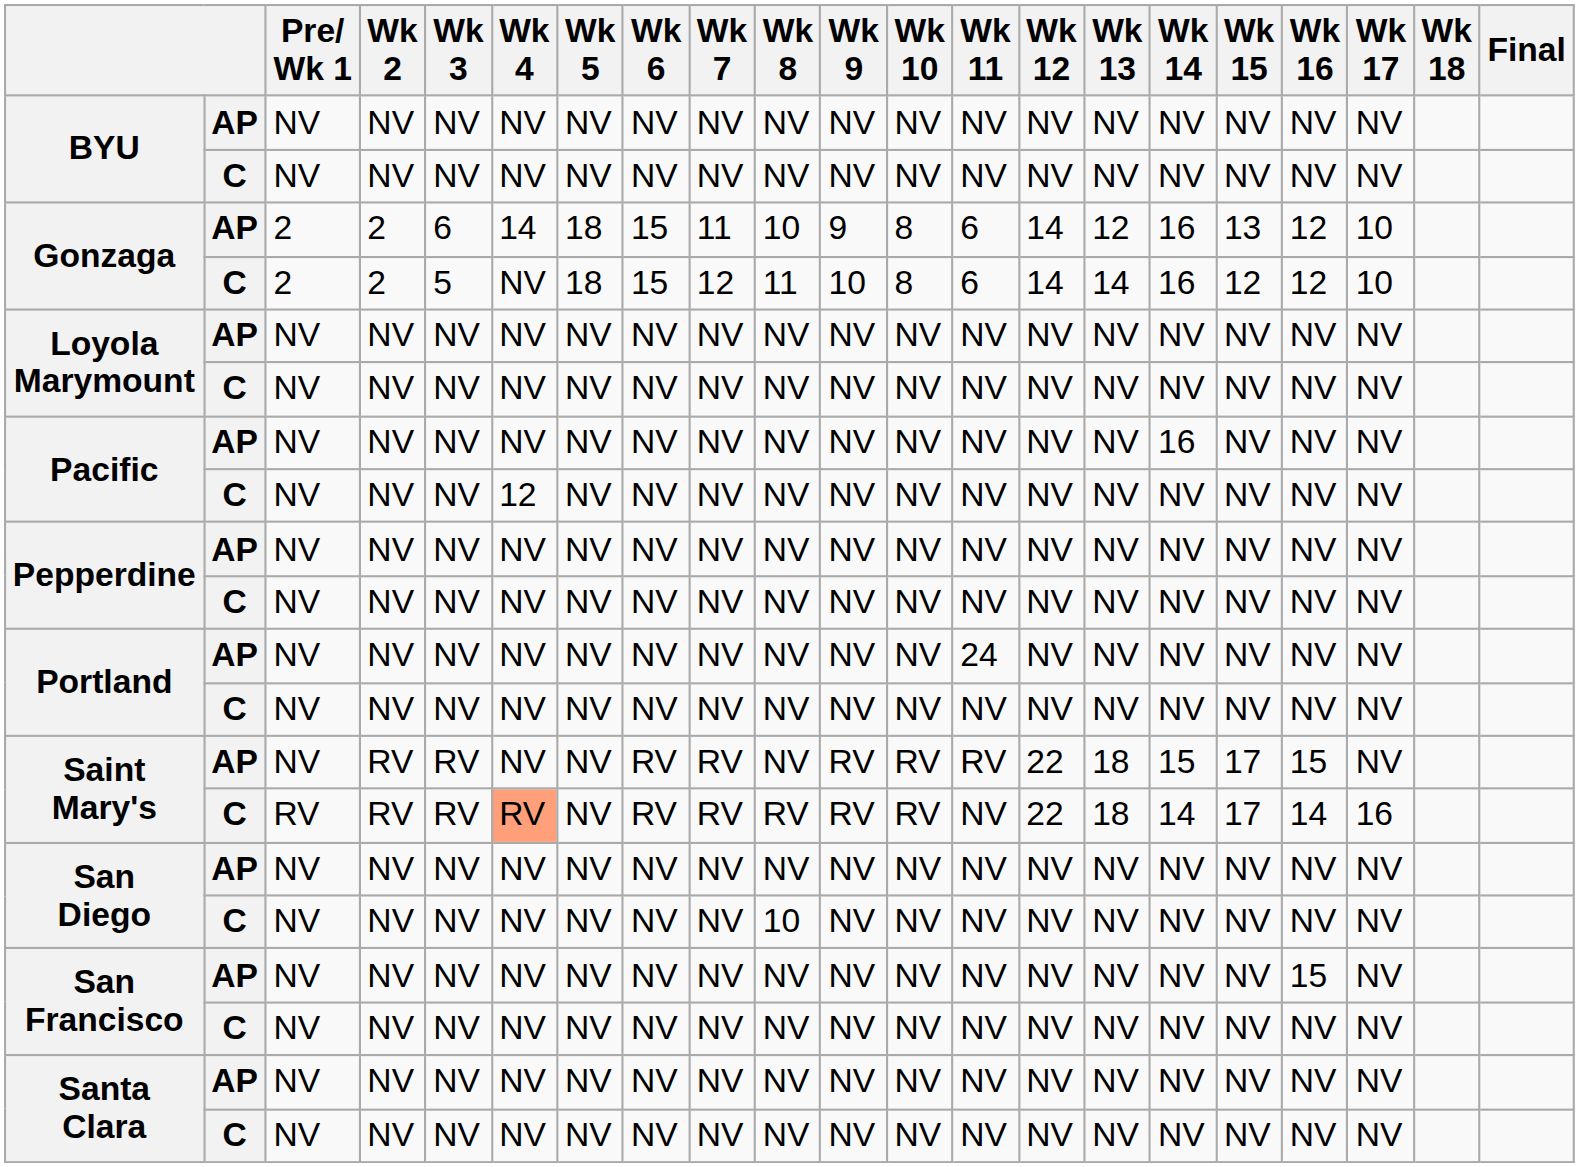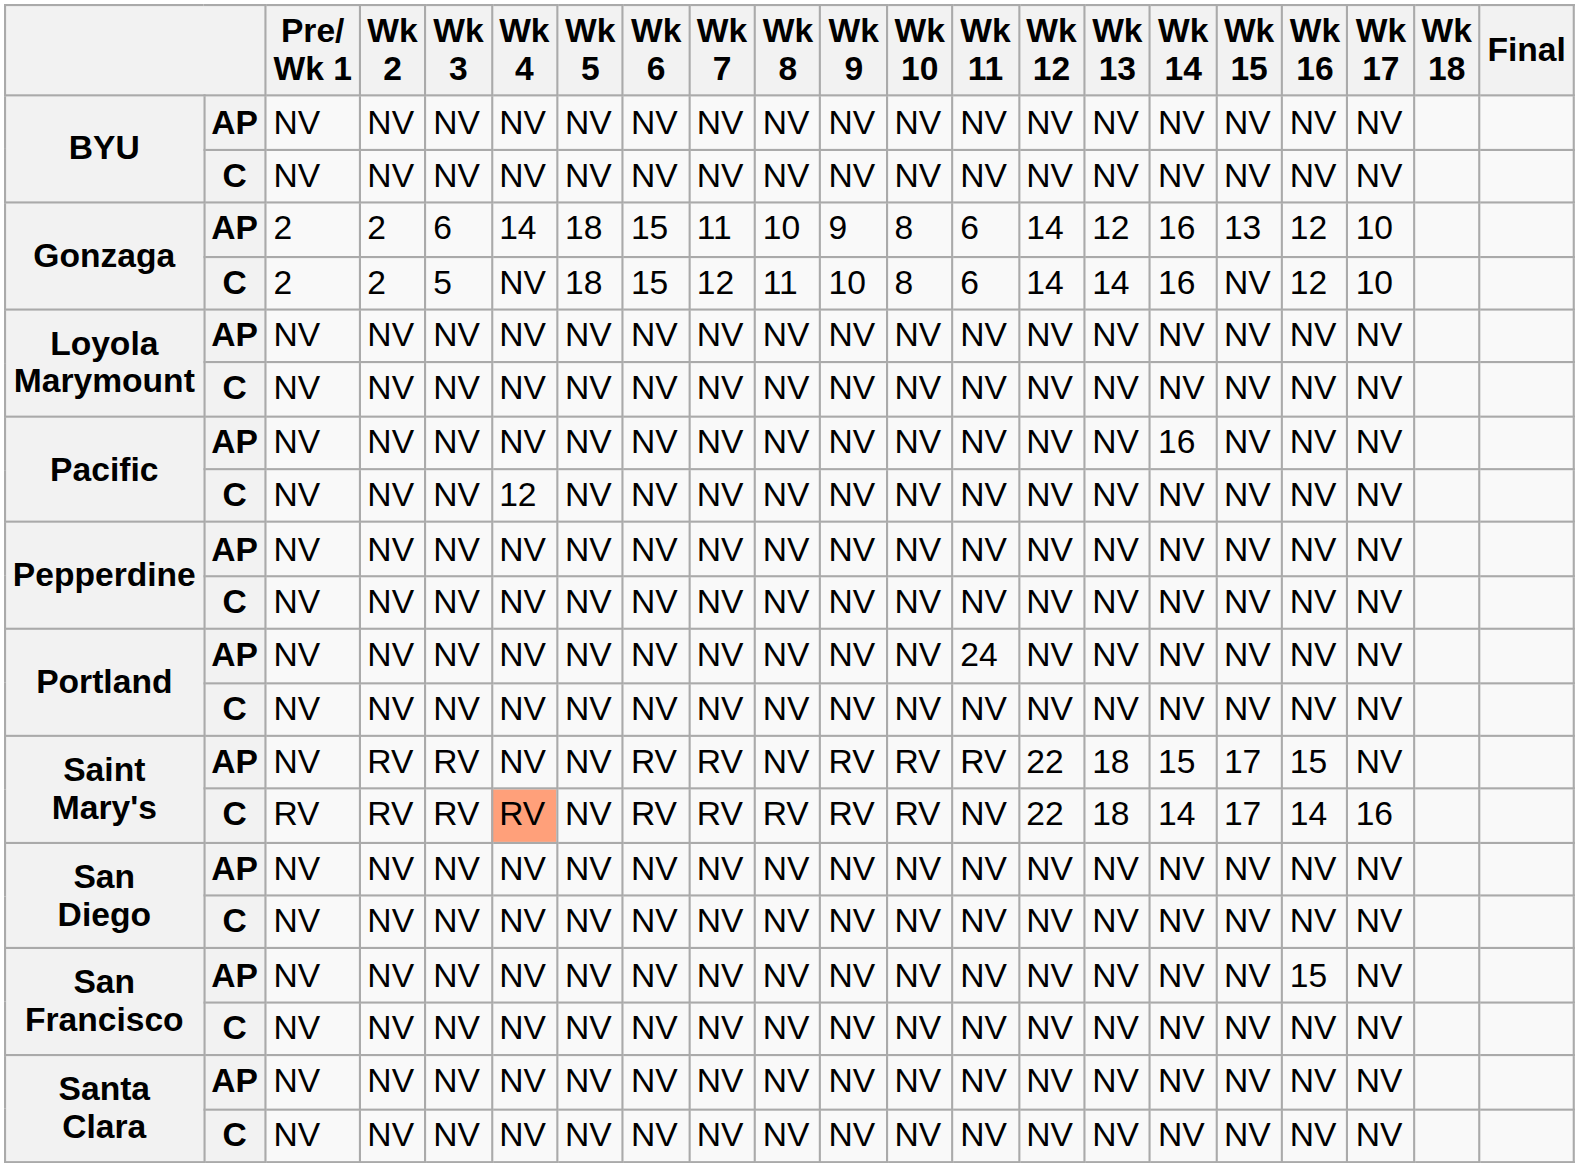(1243, 282) 12 -> (1247, 282) NV
(781, 921) 10 -> (786, 921) NV
